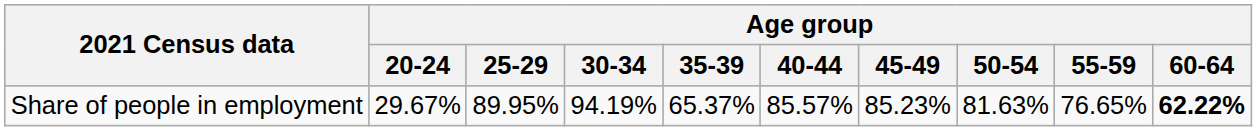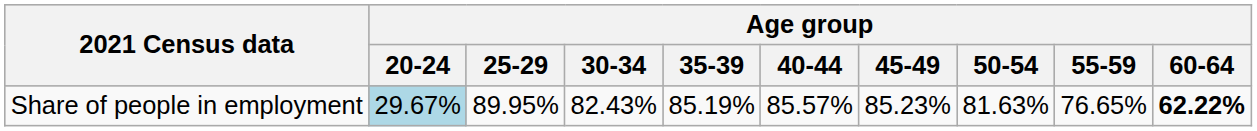(418, 105) no background -> (418, 105) lightblue background
(614, 105) 94.19% -> (614, 105) 82.43%
(712, 105) 65.37% -> (712, 105) 85.19%
